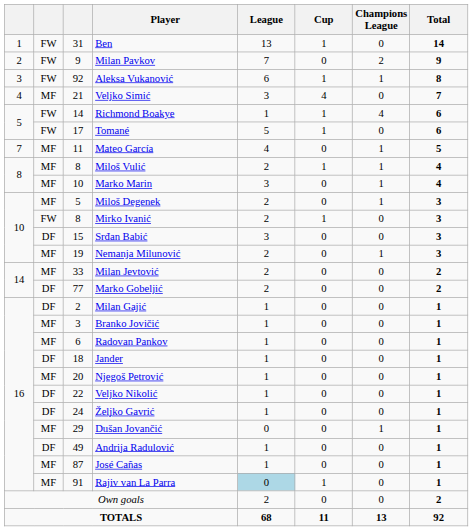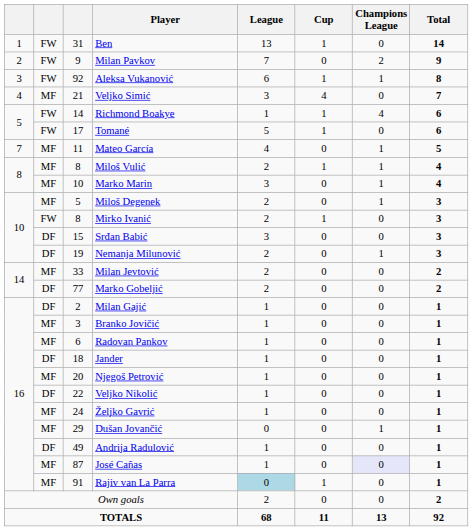(49, 254) MF -> (49, 254) DF
(49, 412) DF -> (49, 412) MF
(381, 464) no background -> (381, 464) lavender background
